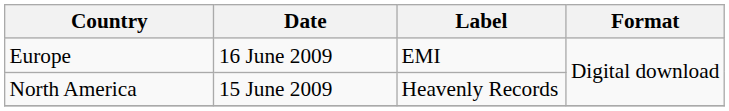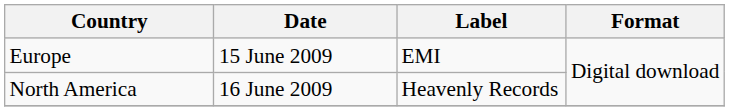(276, 55) 16 June 2009 -> (276, 55) 15 June 2009
(276, 88) 15 June 2009 -> (276, 88) 16 June 2009
